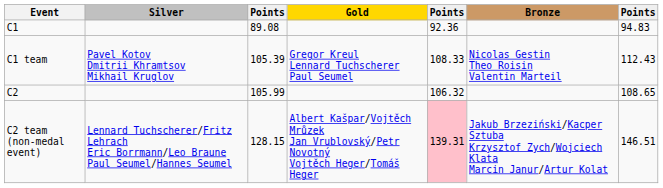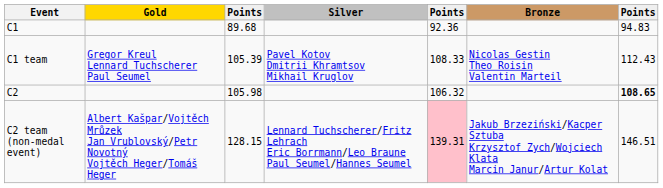columns swapped: (357, 12) <-> (166, 12)
(265, 28) 89.08 -> (242, 28) 89.68
(268, 93) 105.99 -> (245, 93) 105.98
(638, 93) normal -> (638, 93) bold
